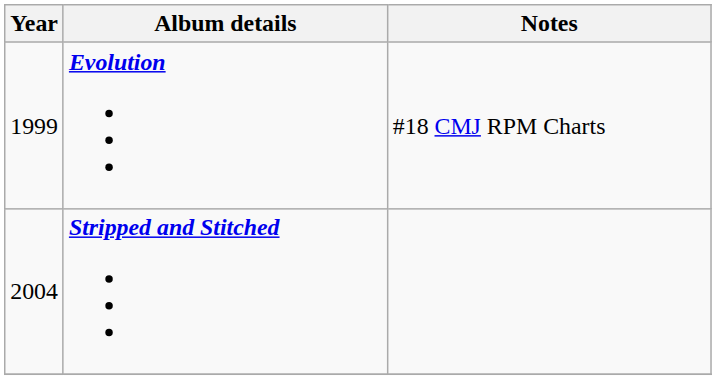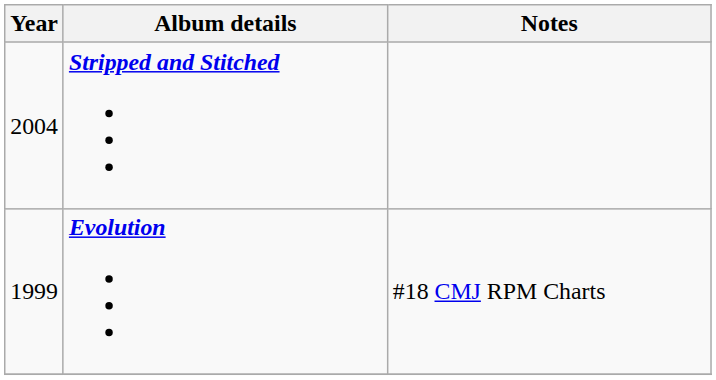rows swapped: (225, 114) <-> (225, 280)
